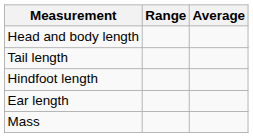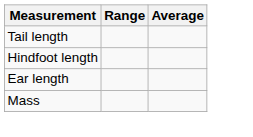- row: (73, 36)
